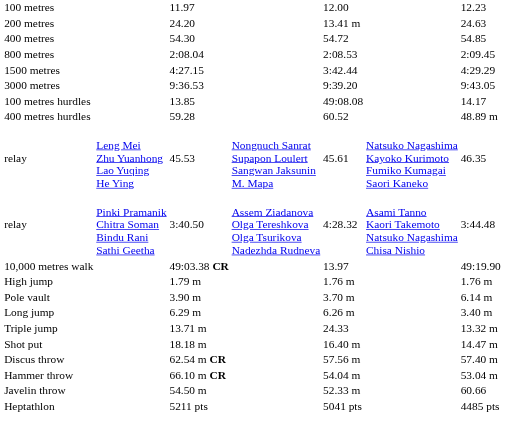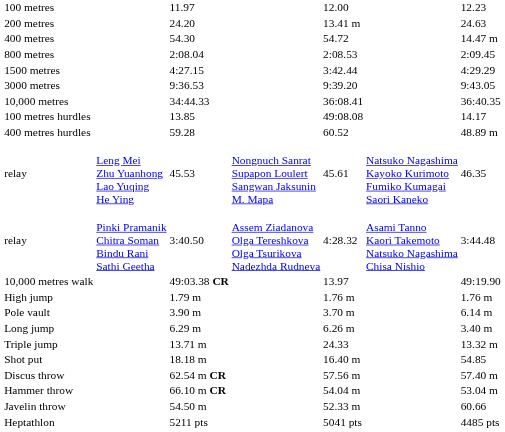(473, 38) 54.85 -> (479, 38) 14.47 m
+ row: (36, 101)
(479, 344) 14.47 m -> (473, 359) 54.85
